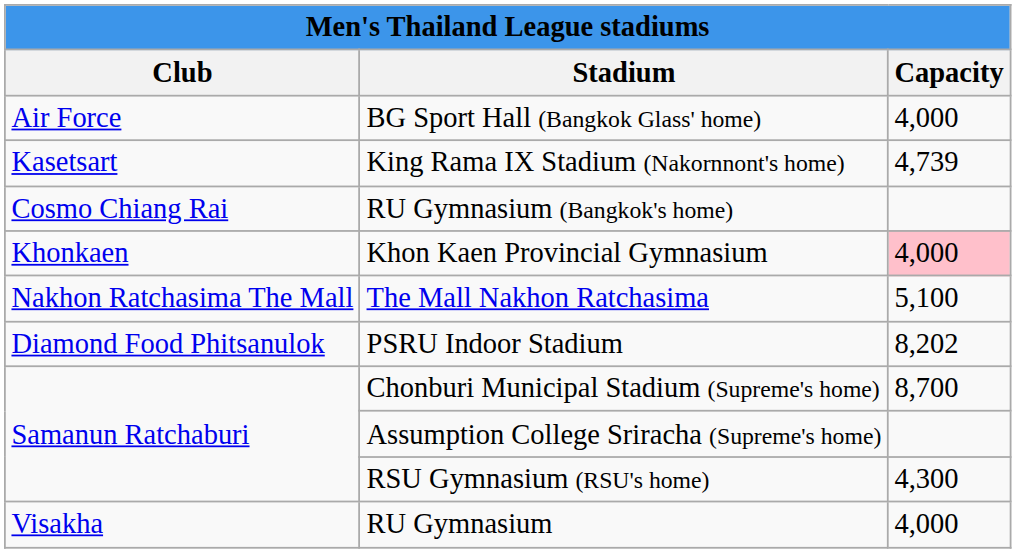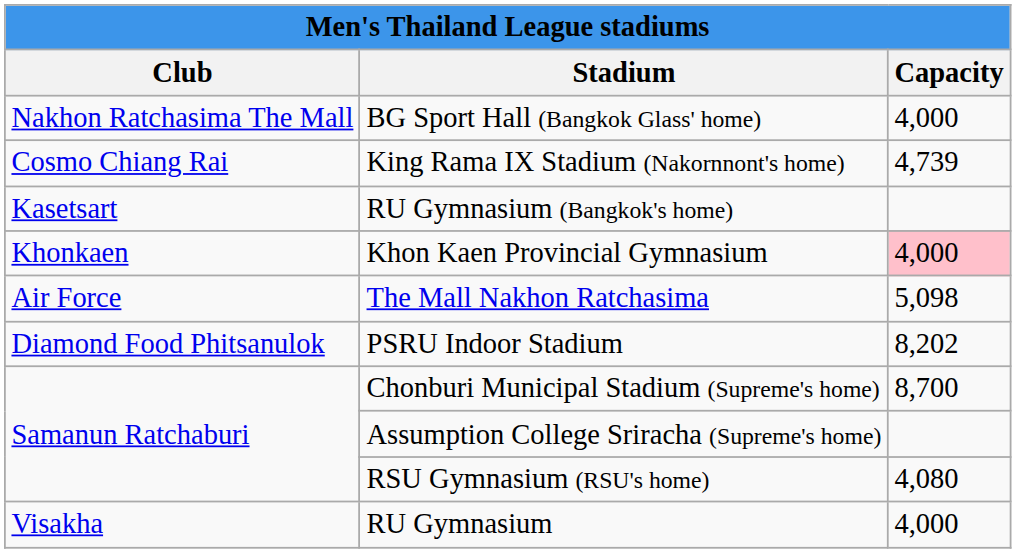(66, 117) Air Force -> (182, 117) Nakhon Ratchasima The Mall
(64, 162) Kasetsart -> (120, 162) Cosmo Chiang Rai
(120, 207) Cosmo Chiang Rai -> (64, 207) Kasetsart
(182, 298) Nakhon Ratchasima The Mall -> (66, 298) Air Force
(927, 298) 5,100 -> (927, 298) 5,098
(927, 478) 4,300 -> (927, 478) 4,080
